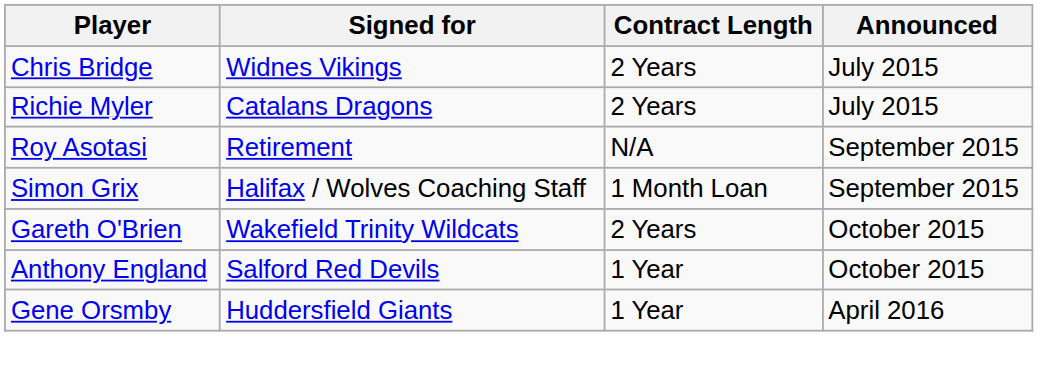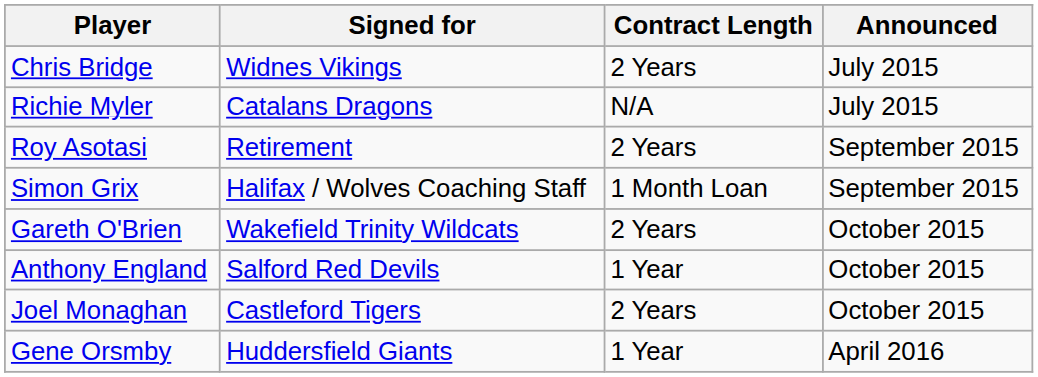(653, 107) 2 Years -> (632, 107) N/A
(632, 148) N/A -> (653, 148) 2 Years
+ row: (99, 311)
